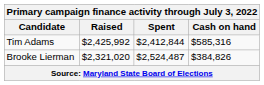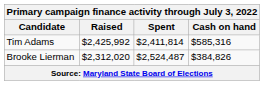(160, 42) $2,412,844 -> (160, 42) $2,411,814
(106, 57) $2,321,020 -> (106, 57) $2,312,020
